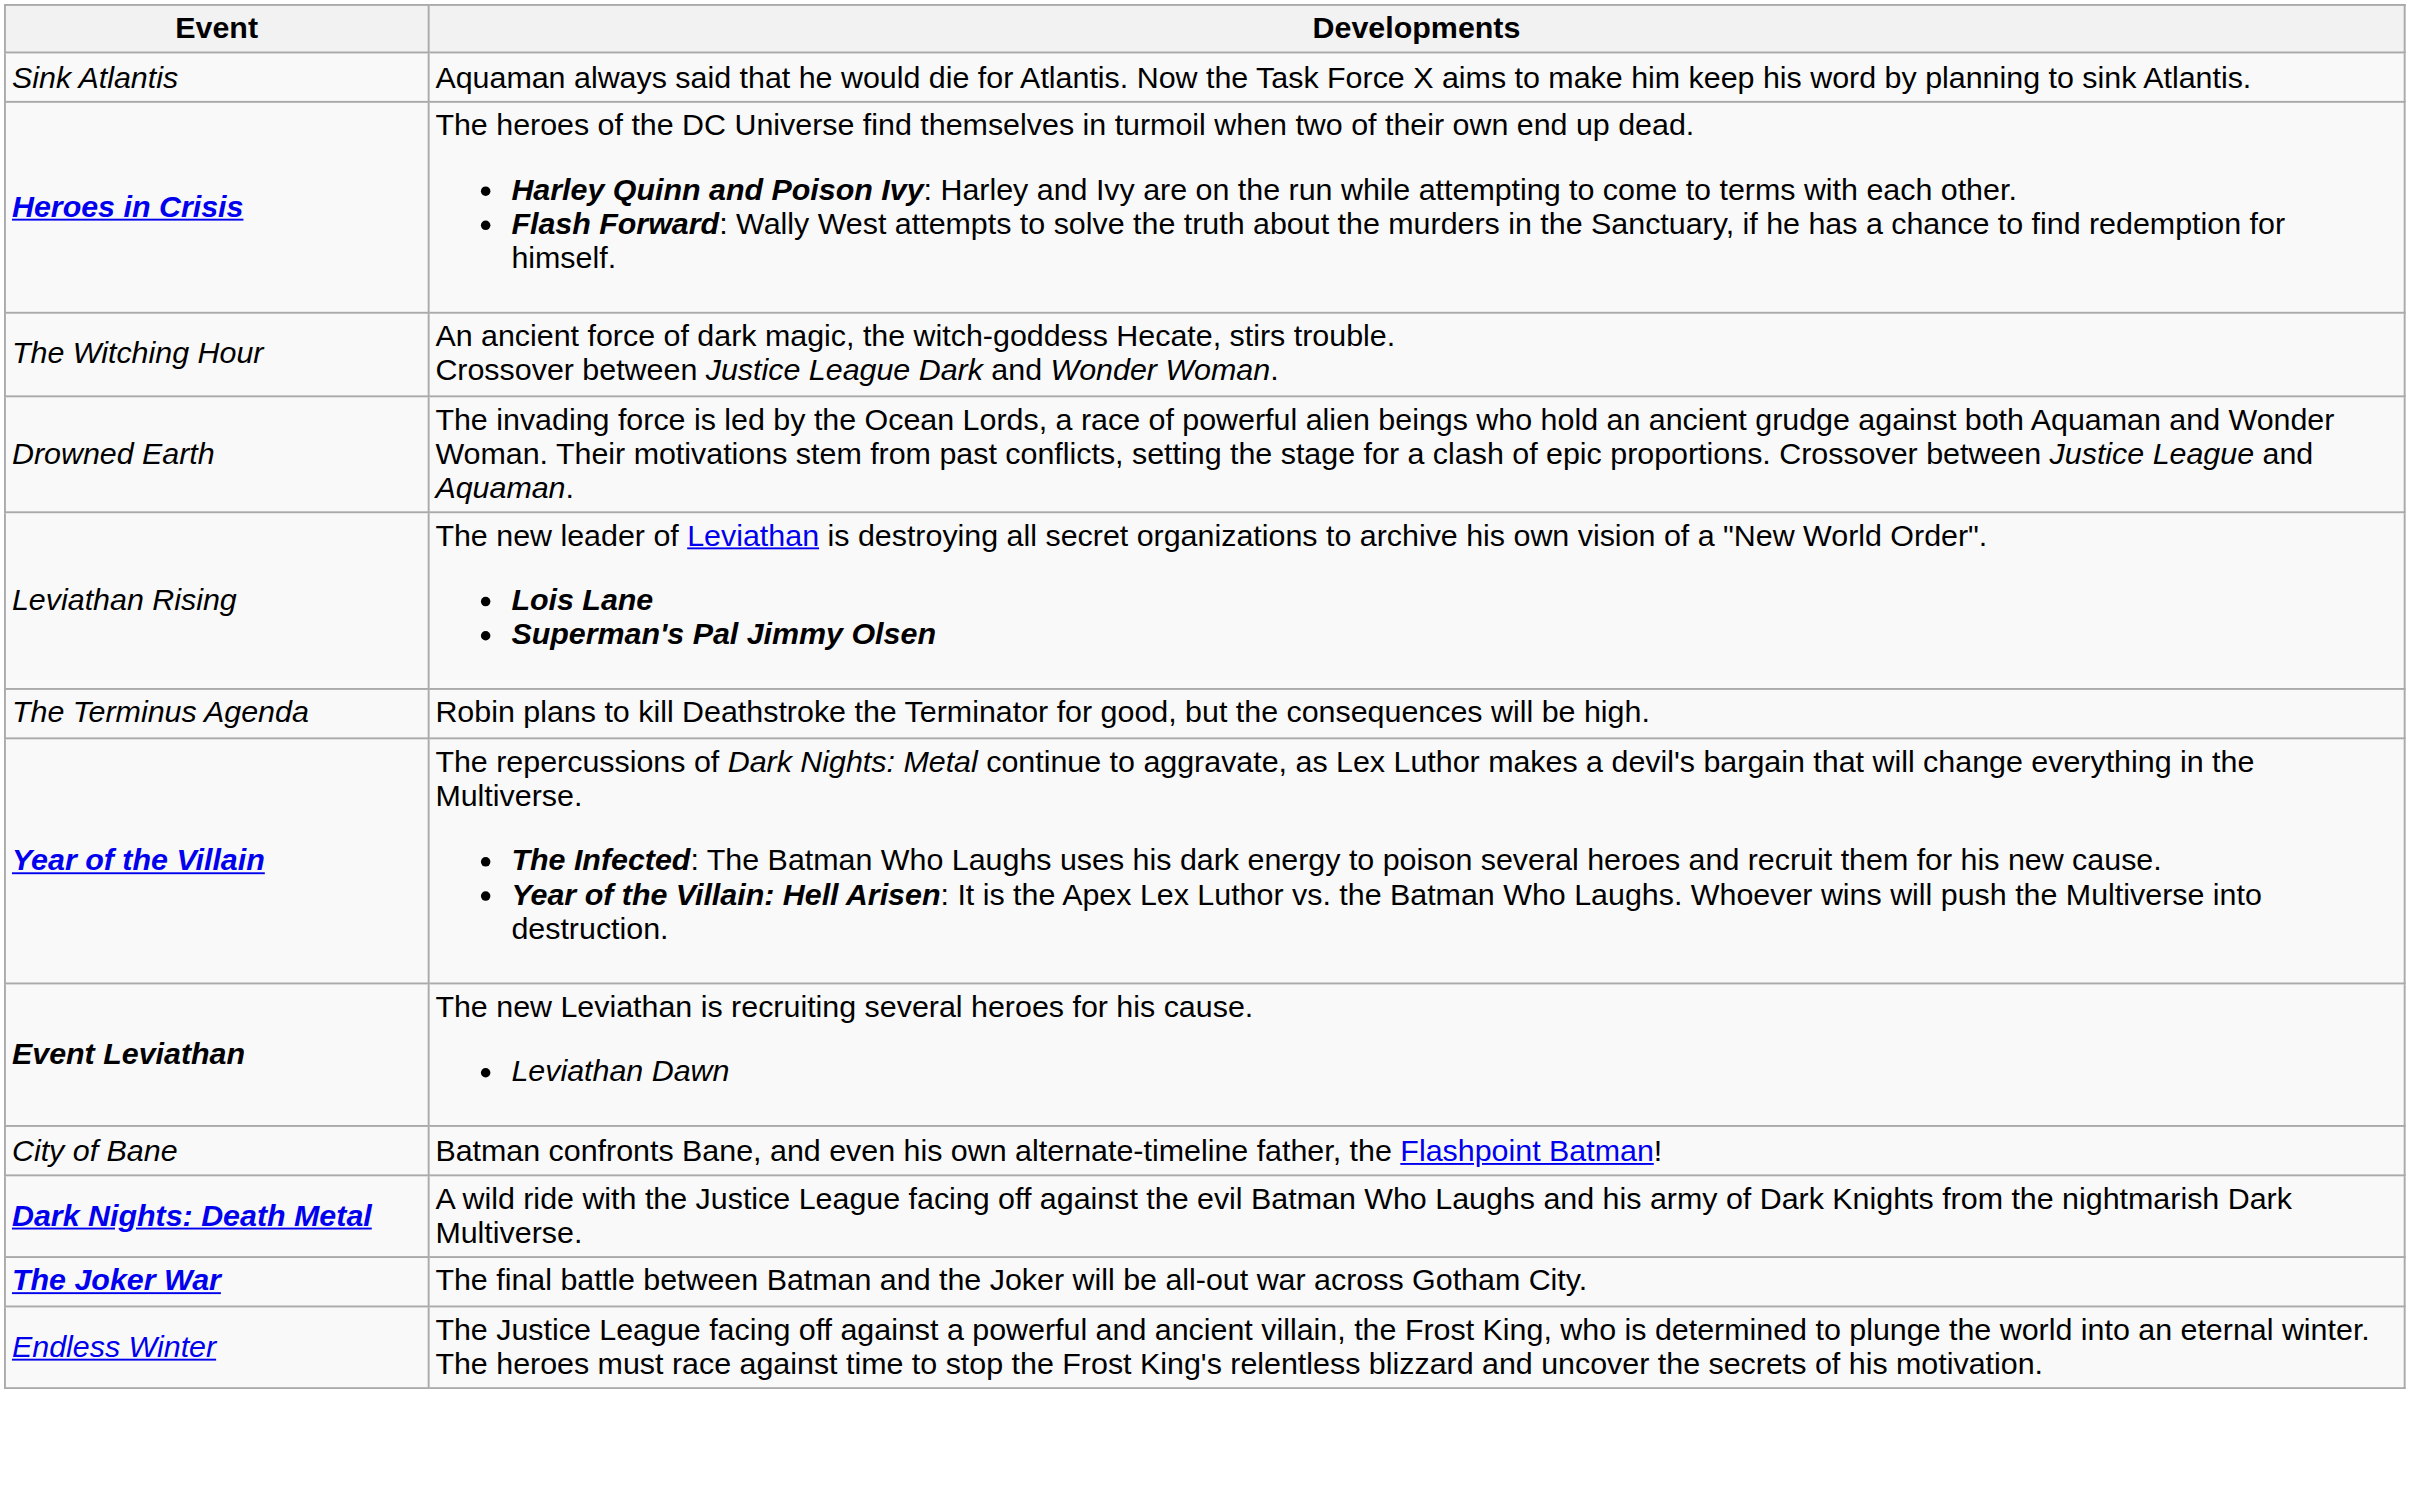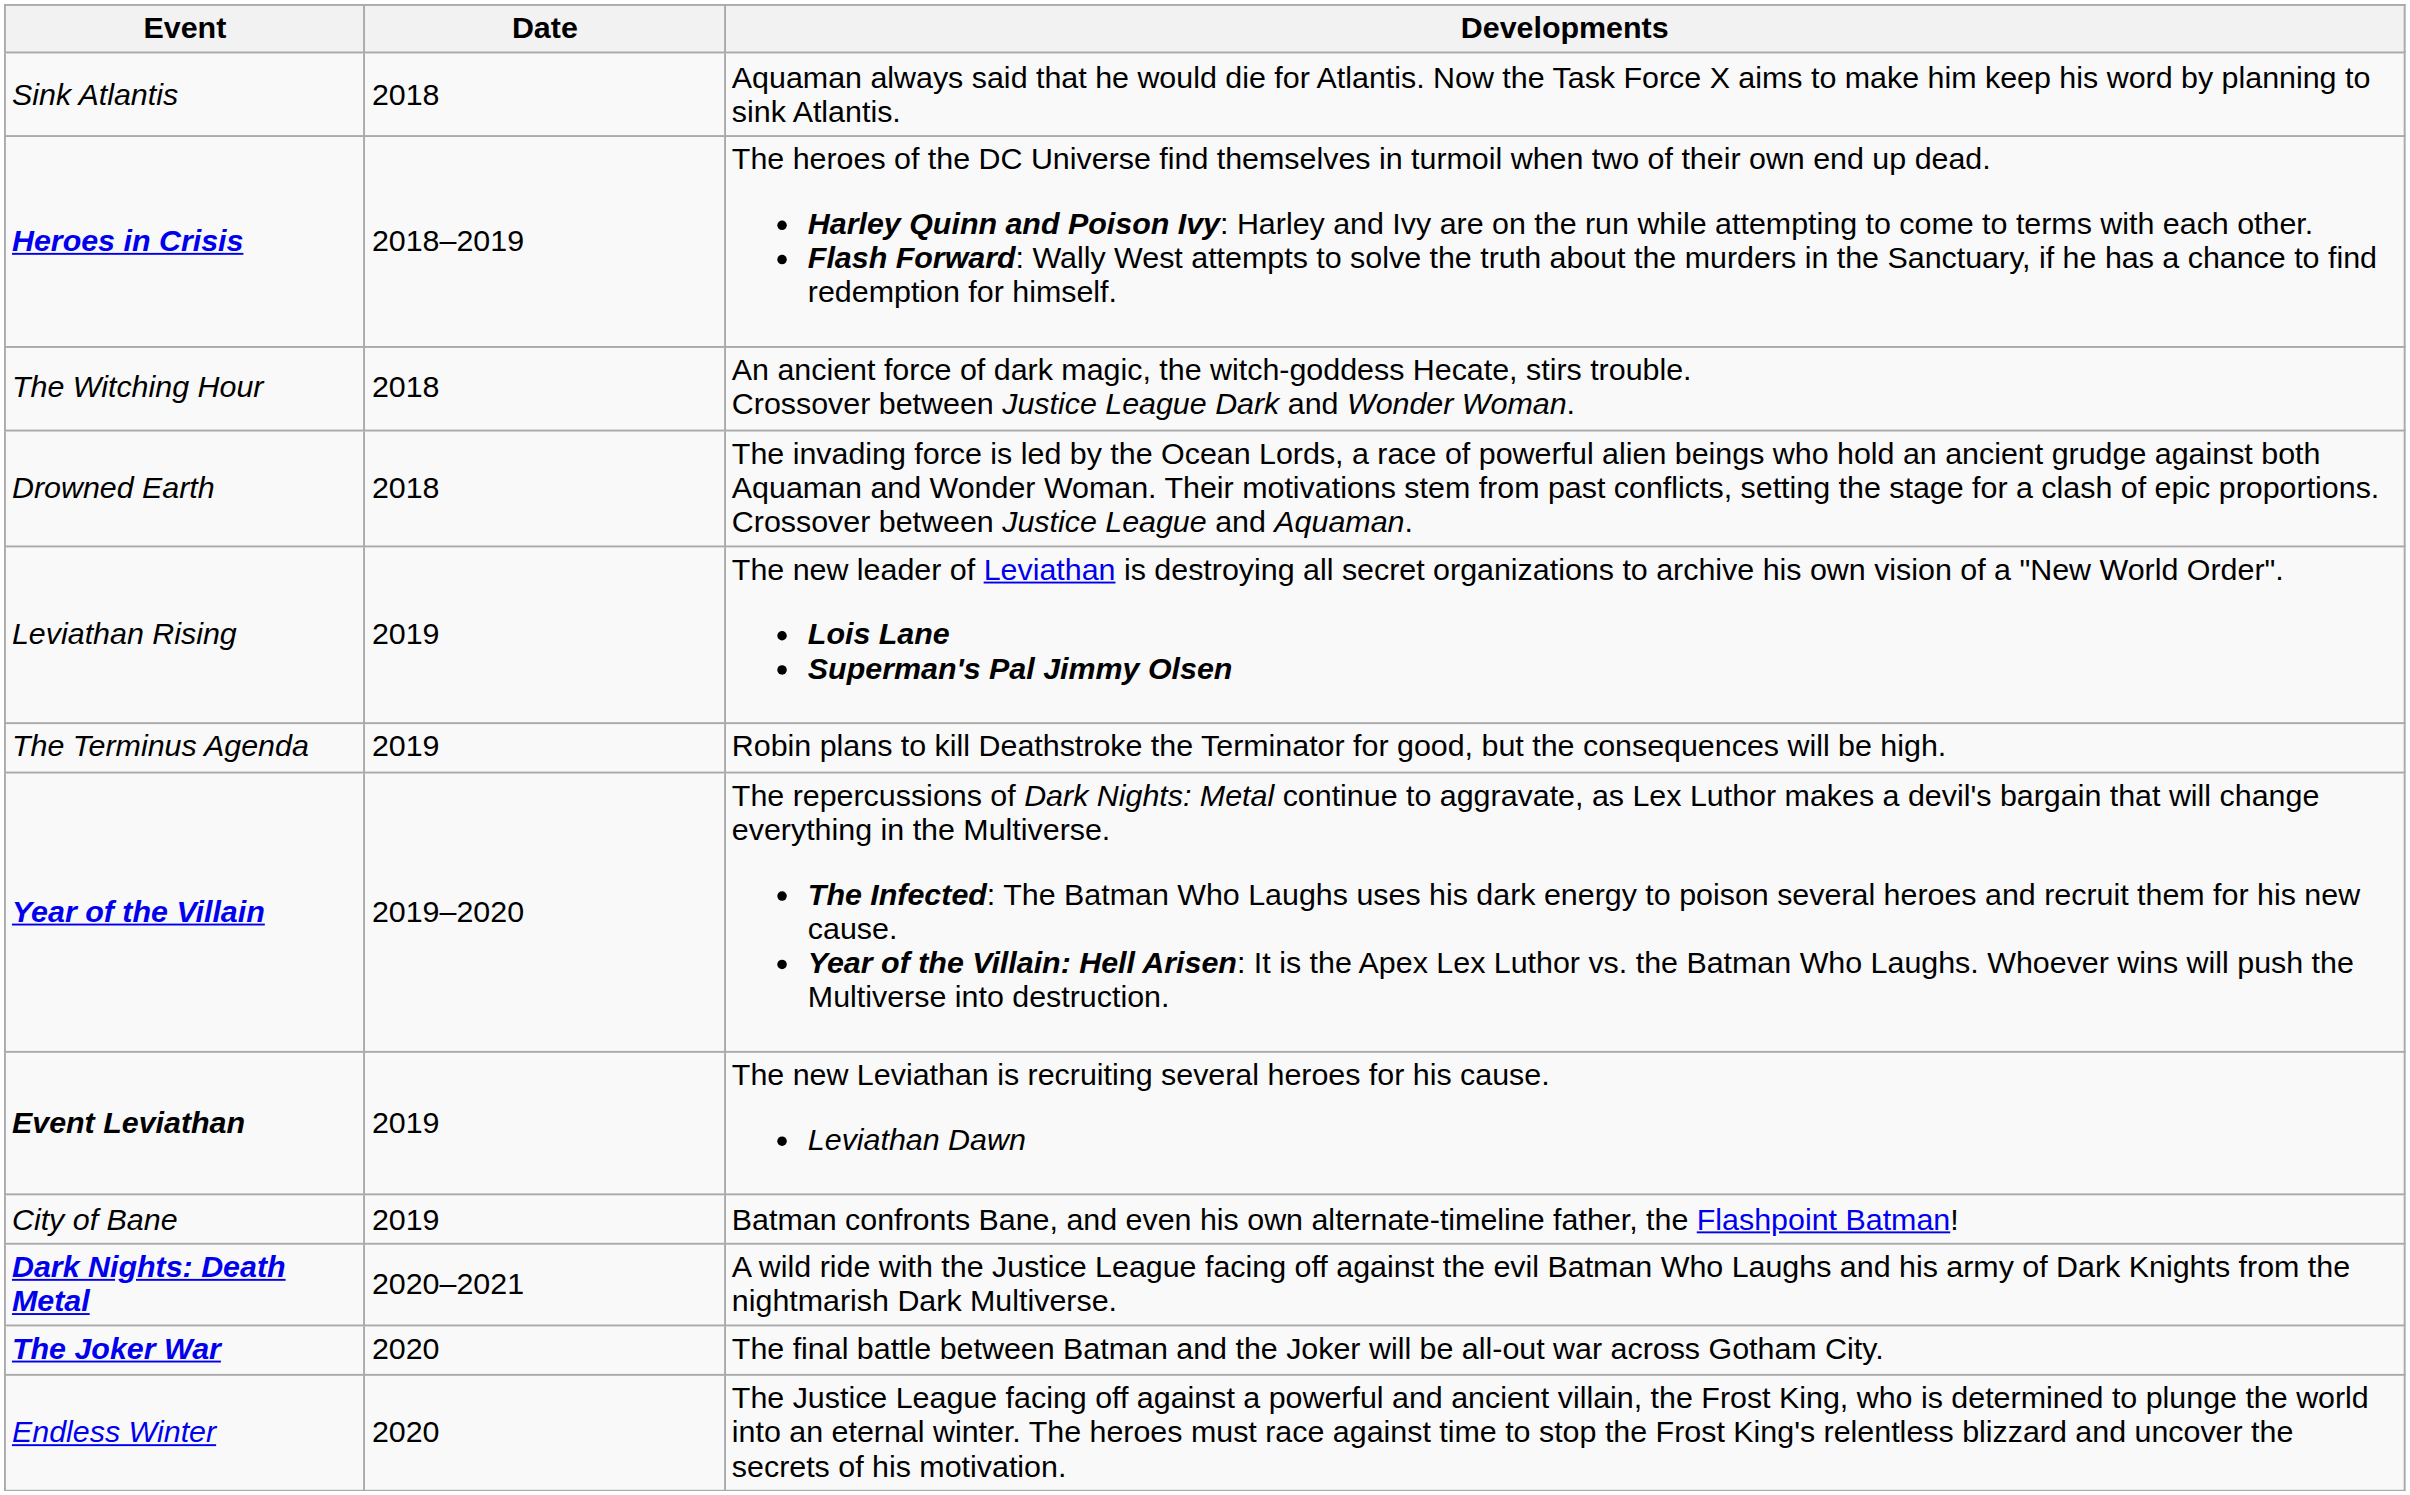+ column: (545, 28)
